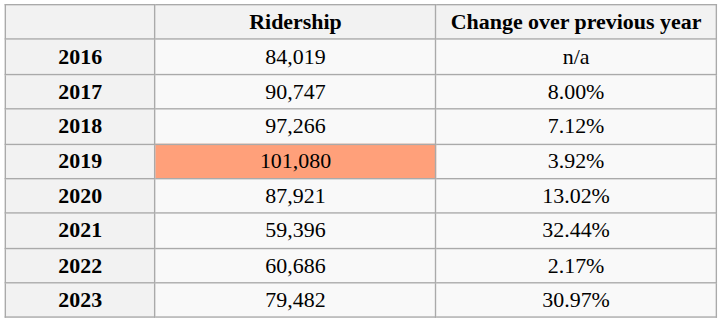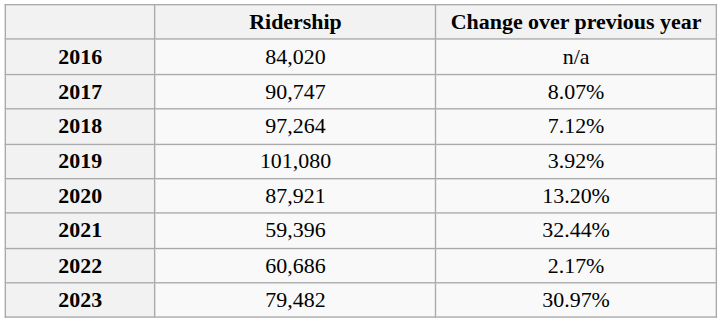(296, 56) 84,019 -> (296, 56) 84,020
(576, 91) 8.00% -> (576, 91) 8.07%
(296, 126) 97,266 -> (296, 126) 97,264
(296, 160) lightsalmon background -> (296, 160) no background
(576, 195) 13.02% -> (576, 195) 13.20%
